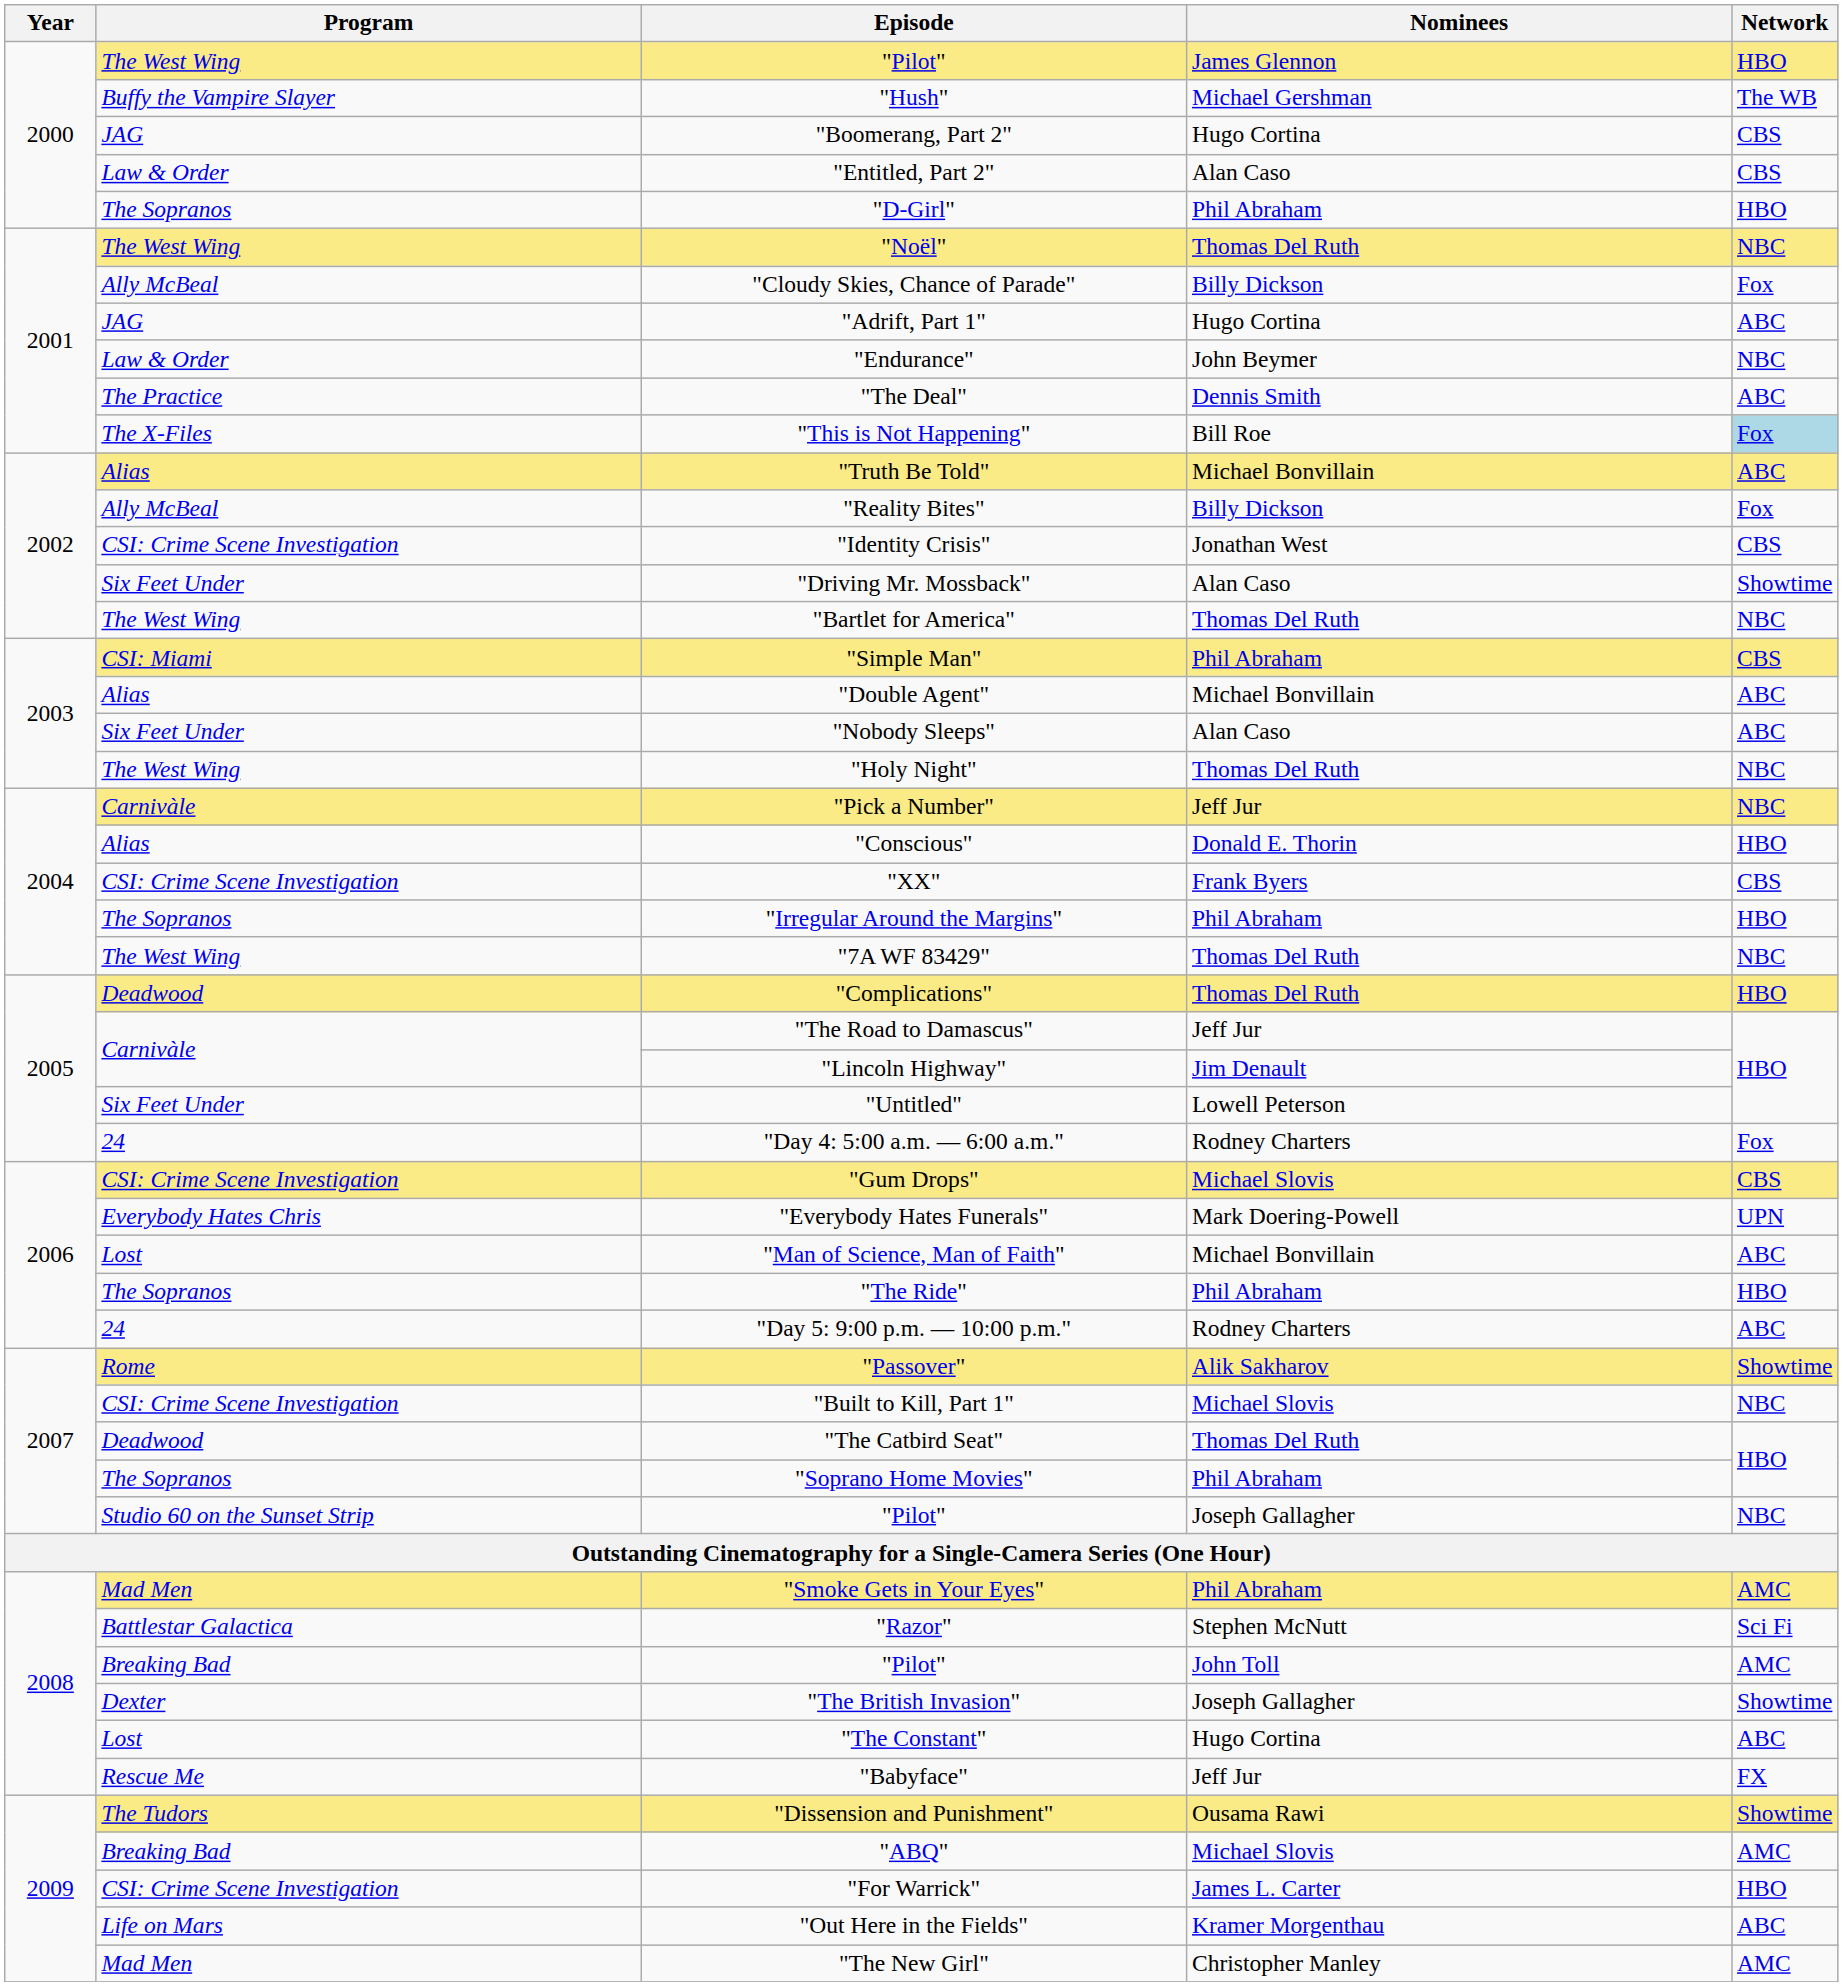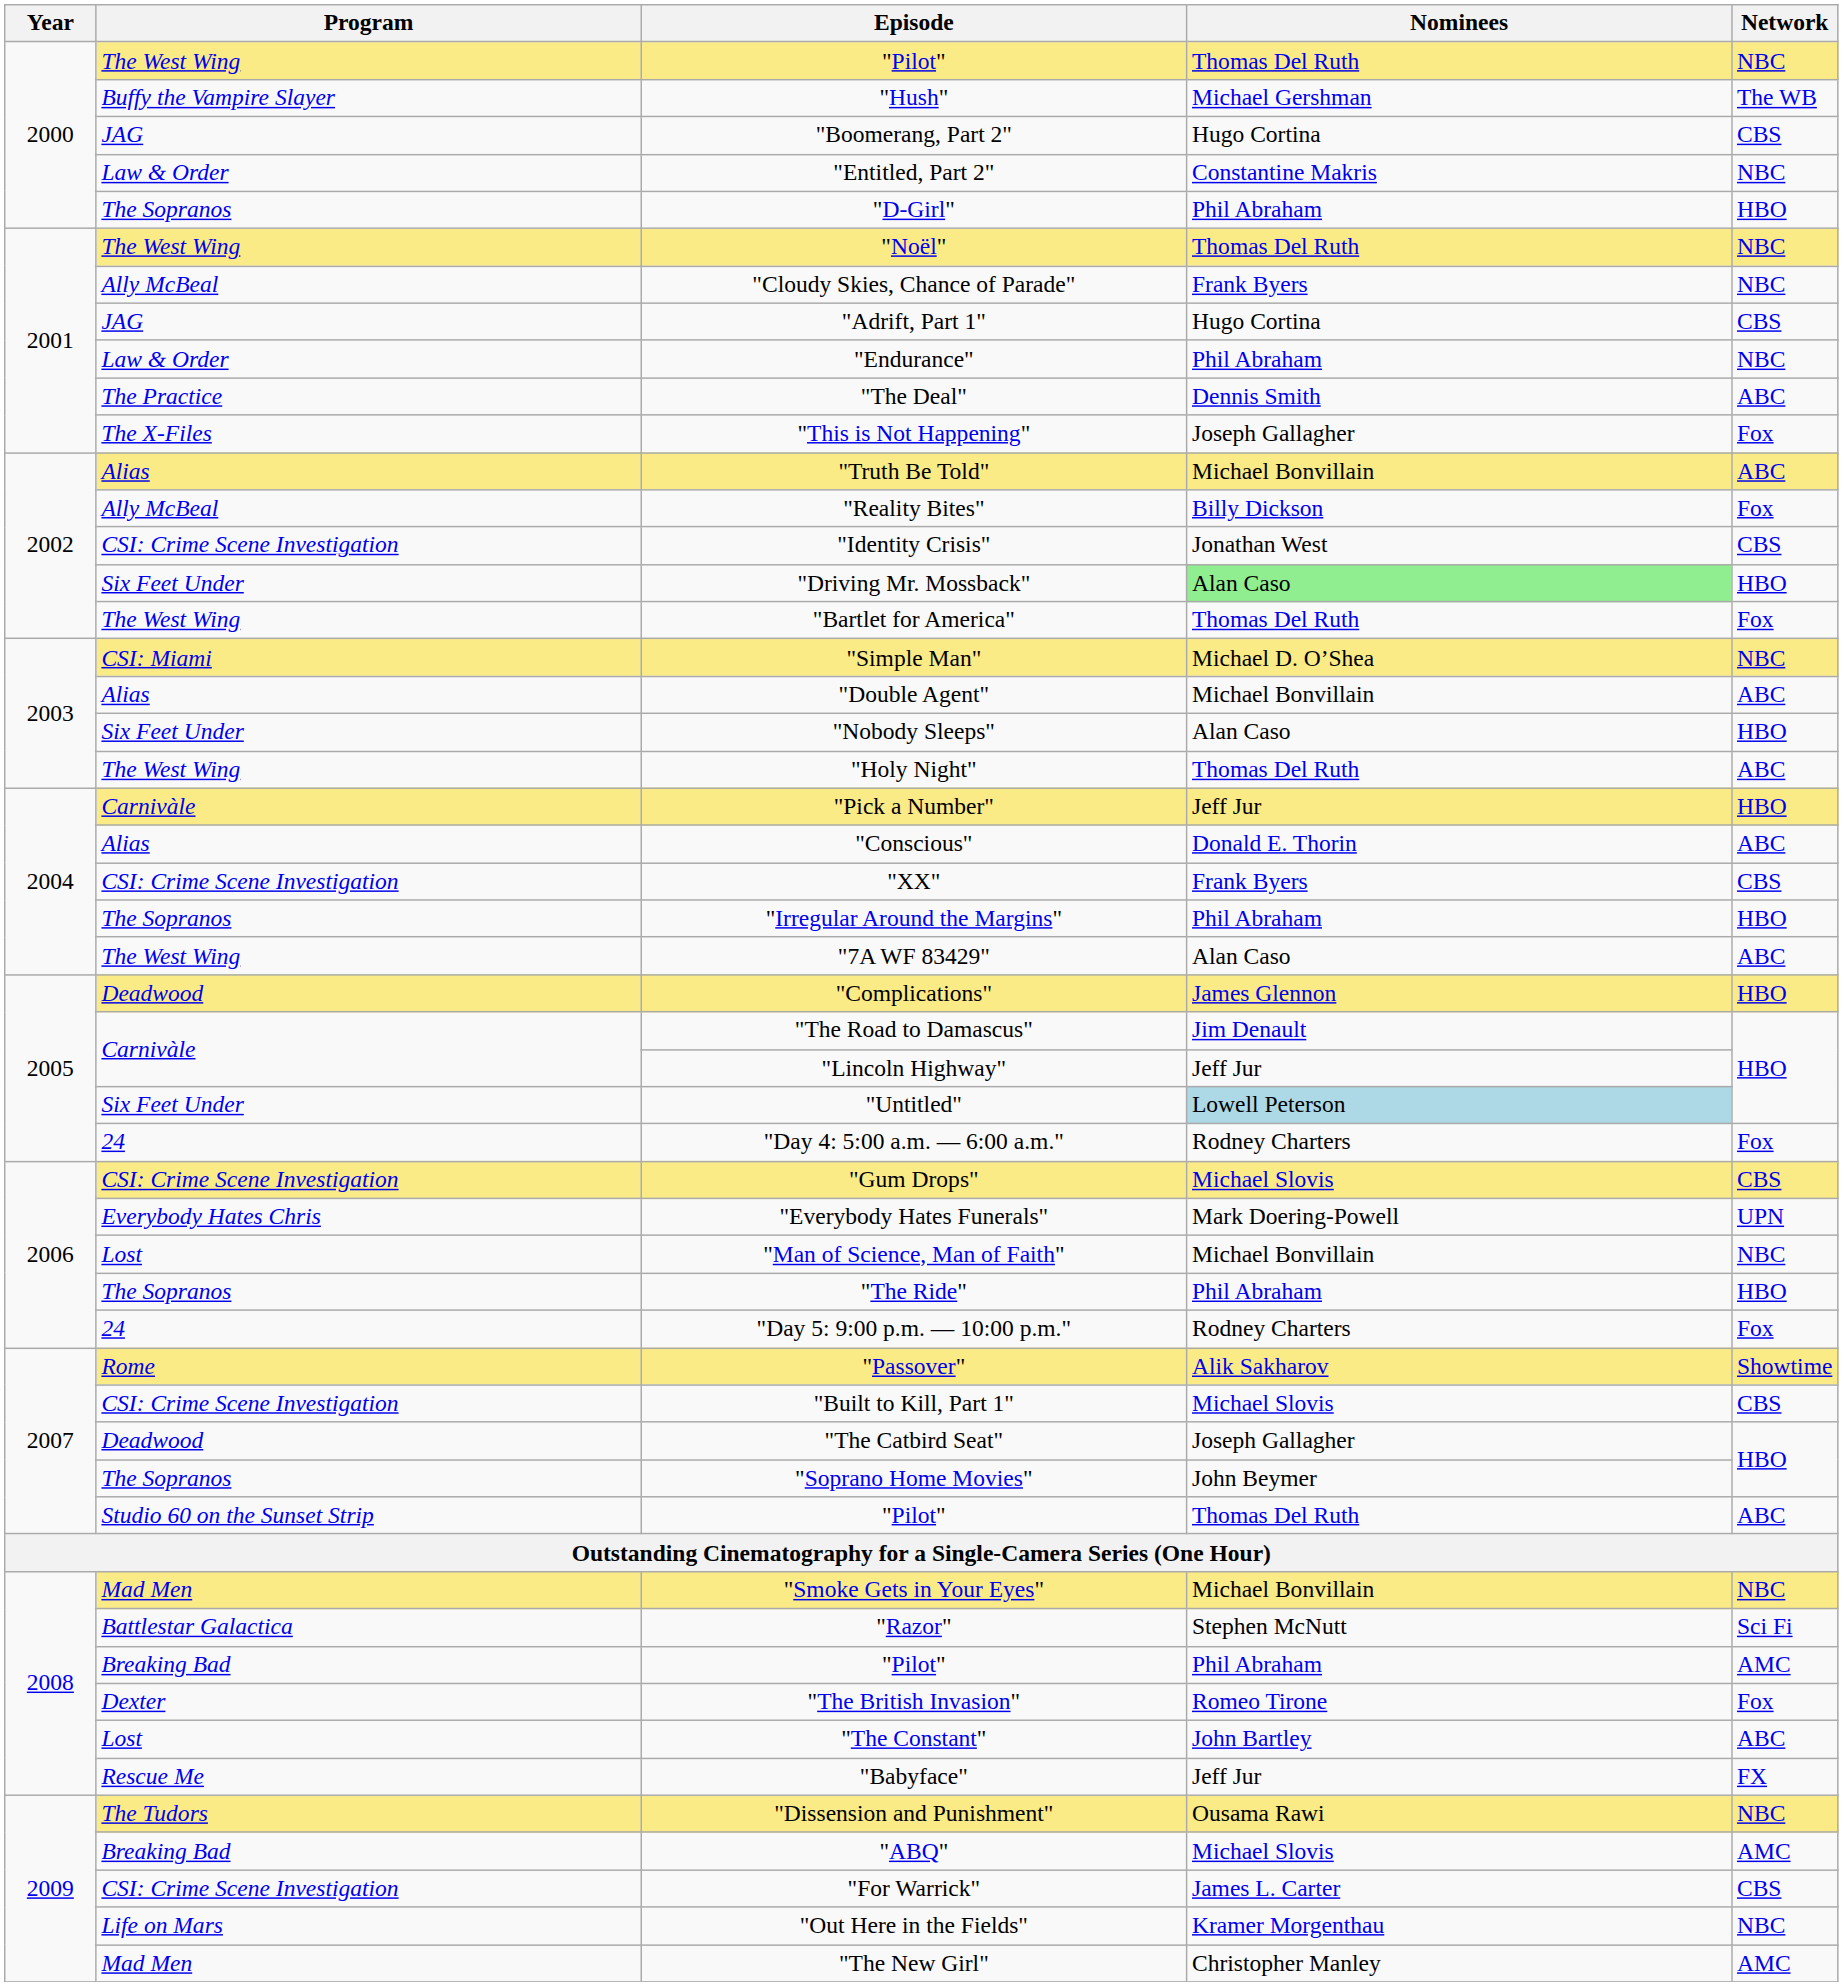(1264, 60) James Glennon -> (1276, 60) Thomas Del Ruth
(1762, 60) HBO -> (1761, 60) NBC
(1241, 172) Alan Caso -> (1284, 172) Constantine Makris
(1759, 172) CBS -> (1761, 172) NBC
(1258, 284) Billy Dickson -> (1250, 284) Frank Byers
(1755, 284) Fox -> (1761, 284) NBC
(1761, 321) ABC -> (1759, 321) CBS
(1254, 358) John Beymer -> (1257, 358) Phil Abraham
(1232, 433) Bill Roe -> (1273, 433) Joseph Gallagher
(1755, 433) lightblue background -> (1755, 433) no background
(1241, 582) no background -> (1241, 582) lightgreen background
(1785, 582) Showtime -> (1762, 582) HBO
(1761, 619) NBC -> (1755, 619) Fox
(1257, 657) Phil Abraham -> (1283, 657) Michael D. O’Shea
(1759, 657) CBS -> (1761, 657) NBC
(1761, 731) ABC -> (1762, 731) HBO
(1761, 769) NBC -> (1761, 769) ABC
(1761, 806) NBC -> (1762, 806) HBO
(1762, 843) HBO -> (1761, 843) ABC
(1276, 955) Thomas Del Ruth -> (1241, 955) Alan Caso
(1761, 955) NBC -> (1761, 955) ABC
(1276, 992) Thomas Del Ruth -> (1264, 992) James Glennon
(1227, 1030) Jeff Jur -> (1249, 1030) Jim Denault
(1249, 1067) Jim Denault -> (1227, 1067) Jeff Jur
(1269, 1104) no background -> (1269, 1104) lightblue background
(1761, 1254) ABC -> (1761, 1254) NBC
(1761, 1328) ABC -> (1755, 1328) Fox
(1761, 1403) NBC -> (1759, 1403) CBS
(1276, 1440) Thomas Del Ruth -> (1273, 1440) Joseph Gallagher
(1257, 1477) Phil Abraham -> (1254, 1477) John Beymer
(1273, 1515) Joseph Gallagher -> (1276, 1515) Thomas Del Ruth
(1761, 1515) NBC -> (1761, 1515) ABC
(1257, 1589) Phil Abraham -> (1283, 1589) Michael Bonvillain
(1764, 1589) AMC -> (1761, 1589) NBC
(1236, 1664) John Toll -> (1257, 1664) Phil Abraham
(1273, 1701) Joseph Gallagher -> (1260, 1701) Romeo Tirone
(1785, 1701) Showtime -> (1755, 1701) Fox
(1256, 1739) Hugo Cortina -> (1252, 1739) John Bartley
(1785, 1813) Showtime -> (1761, 1813) NBC
(1762, 1888) HBO -> (1759, 1888) CBS
(1761, 1925) ABC -> (1761, 1925) NBC
